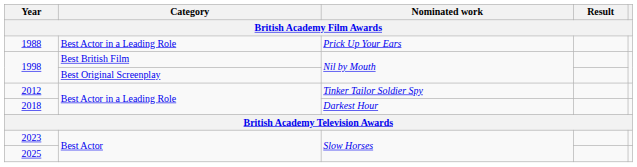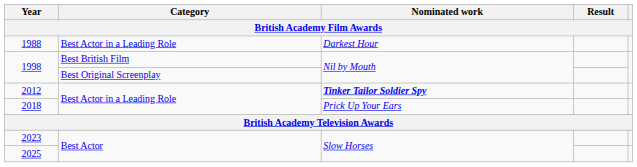(362, 43) Prick Up Your Ears -> (351, 43) Darkest Hour
(373, 91) normal -> (375, 91) bold
(351, 106) Darkest Hour -> (362, 106) Prick Up Your Ears
